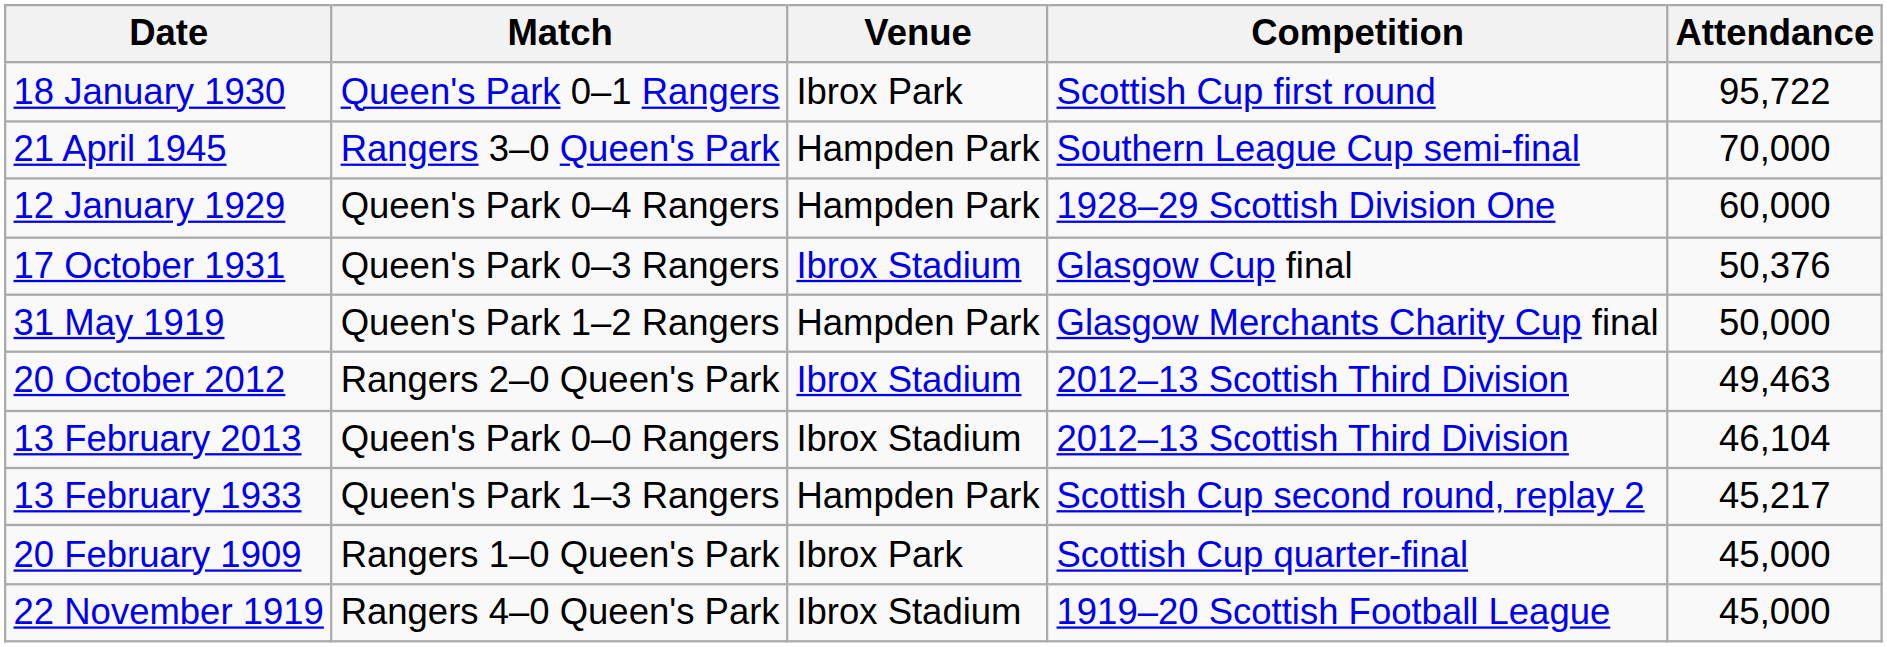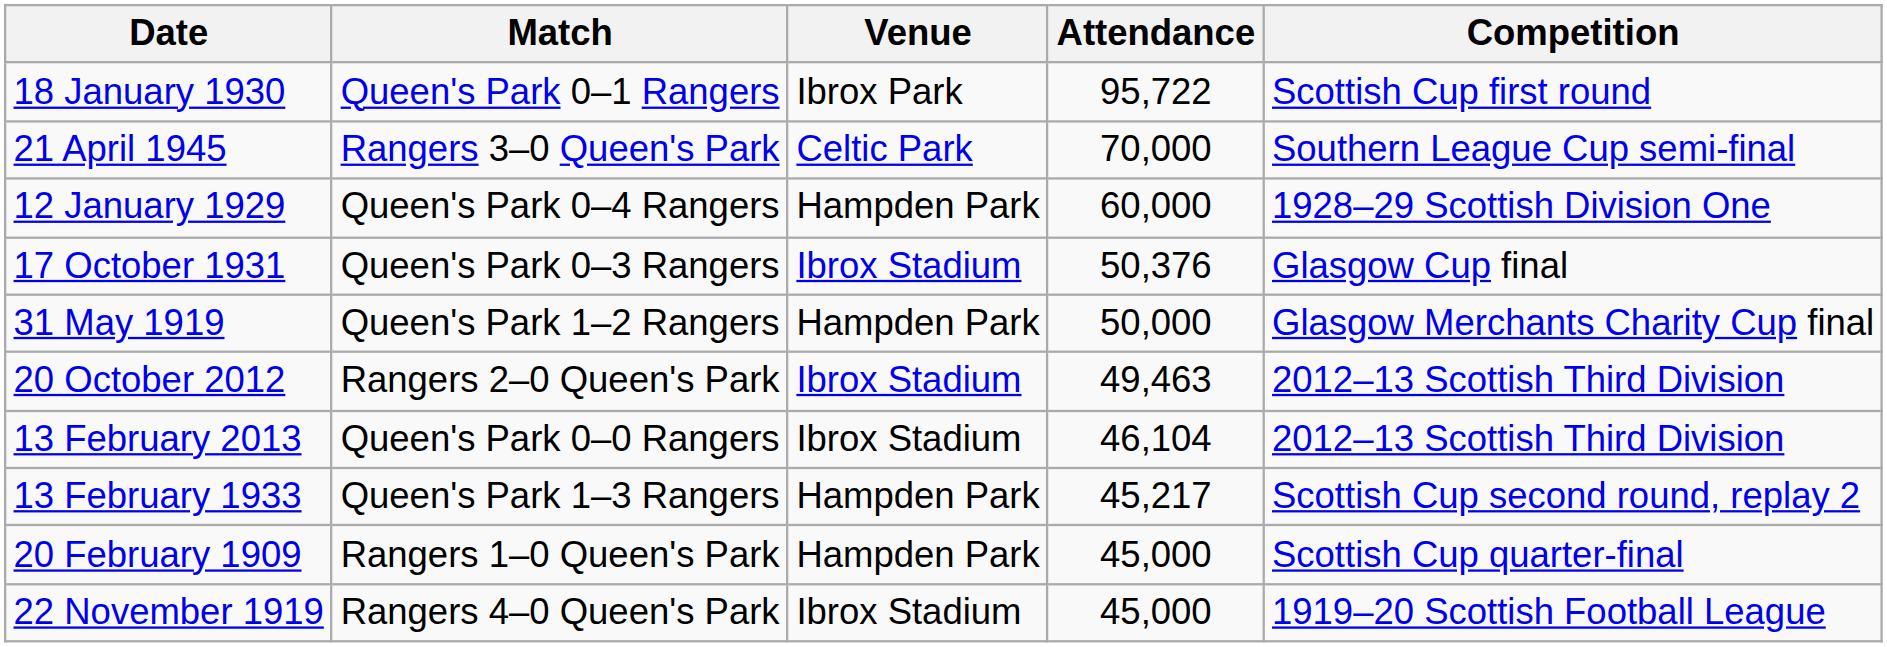columns swapped: (1775, 33) <-> (1358, 33)
(918, 149) Hampden Park -> (885, 149) Celtic Park
(880, 554) Ibrox Park -> (918, 554) Hampden Park
